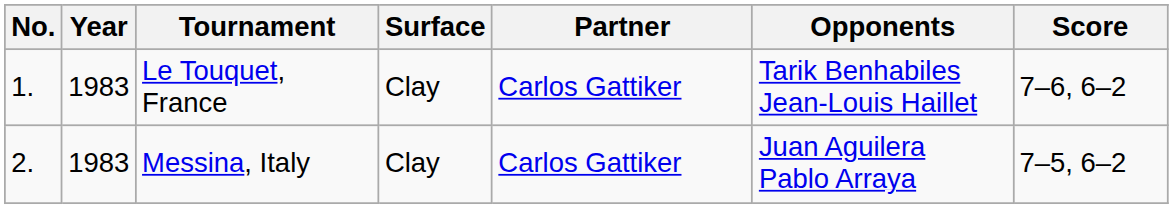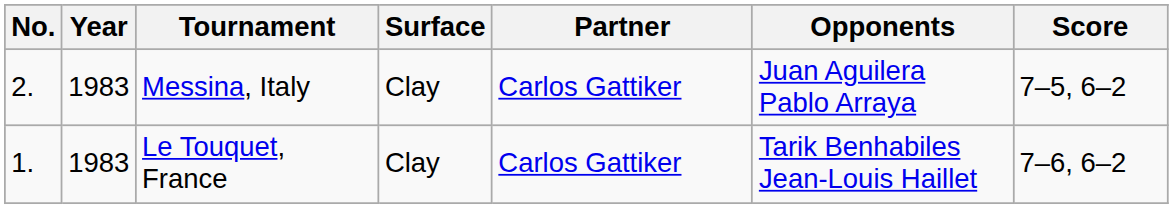rows swapped: (214, 86) <-> (226, 163)
